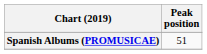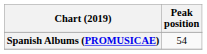(182, 40) 51 -> (182, 40) 54
